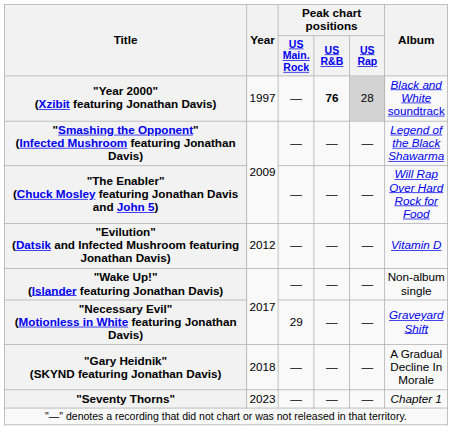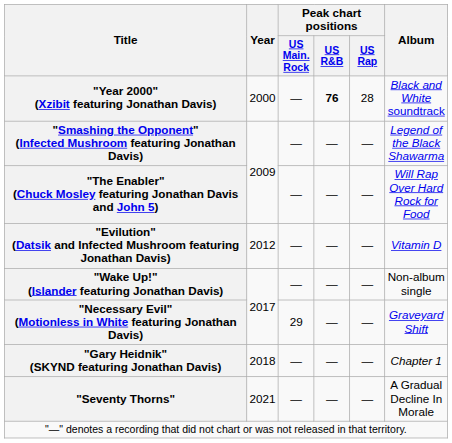(262, 98) 1997 -> (262, 98) 2000
(367, 98) lightgrey background -> (367, 98) no background
(416, 367) A Gradual Decline In Morale -> (416, 360) Chapter 1
(262, 399) 2023 -> (262, 399) 2021
(416, 399) Chapter 1 -> (416, 399) A Gradual Decline In Morale
